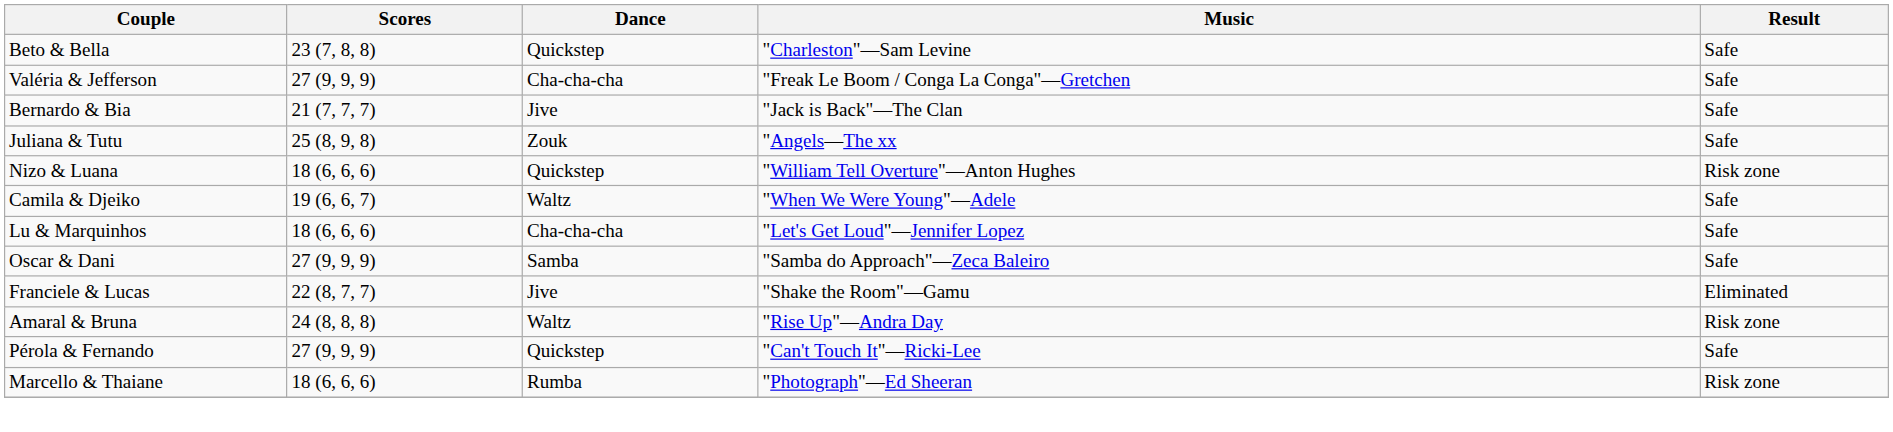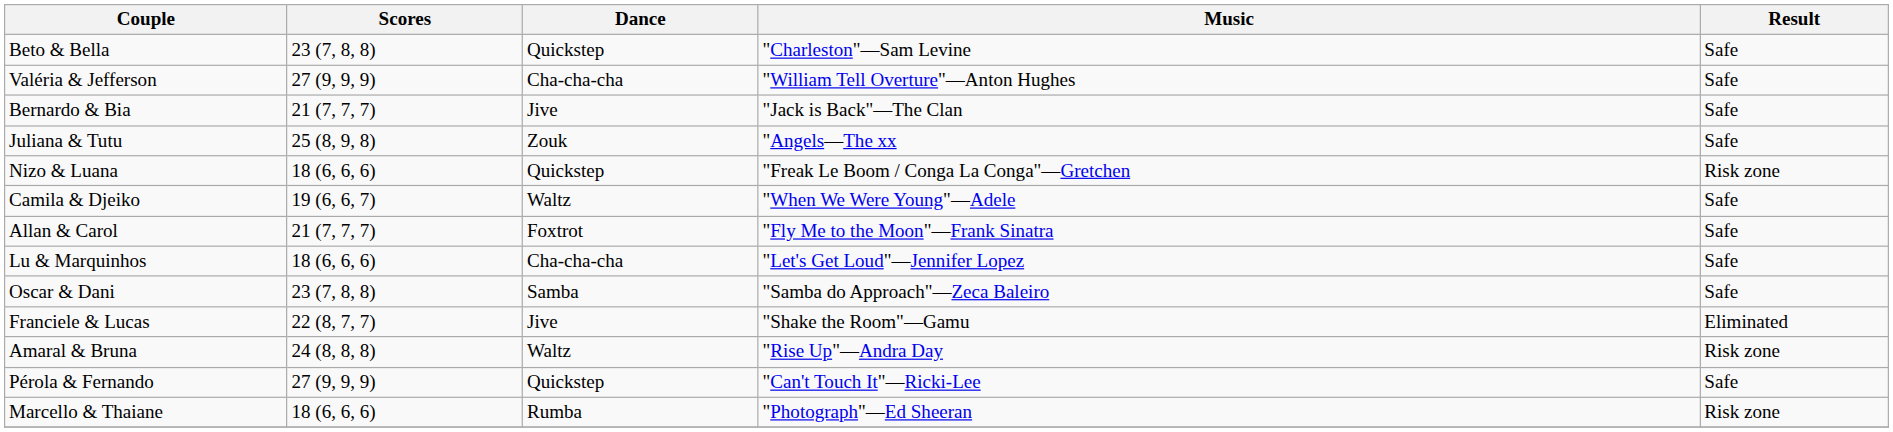(946, 79) "Freak Le Boom / Conga La Conga"—Gretchen -> (919, 79) "William Tell Overture"—Anton Hughes
(919, 170) "William Tell Overture"—Anton Hughes -> (946, 170) "Freak Le Boom / Conga La Conga"—Gretchen
+ row: (63, 230)
(334, 261) 27 (9, 9, 9) -> (334, 291) 23 (7, 8, 8)
